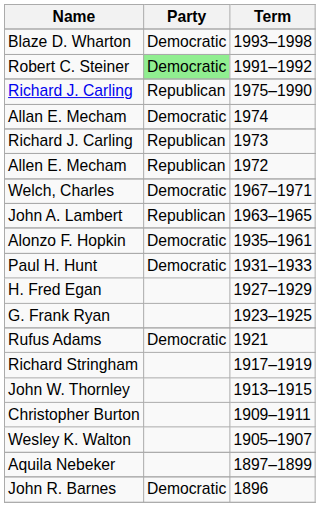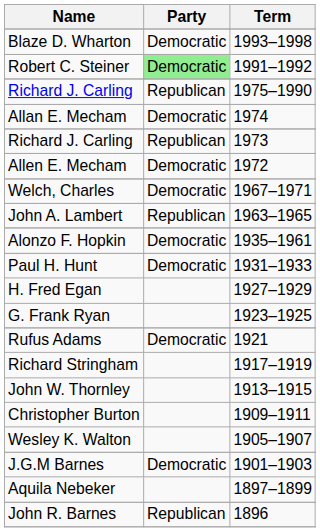(186, 166) Republican -> (187, 166) Democratic
+ row: (56, 464)
(187, 489) Democratic -> (186, 514) Republican
